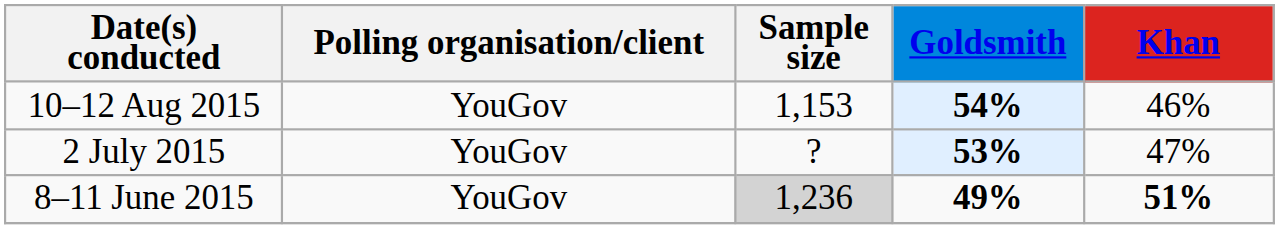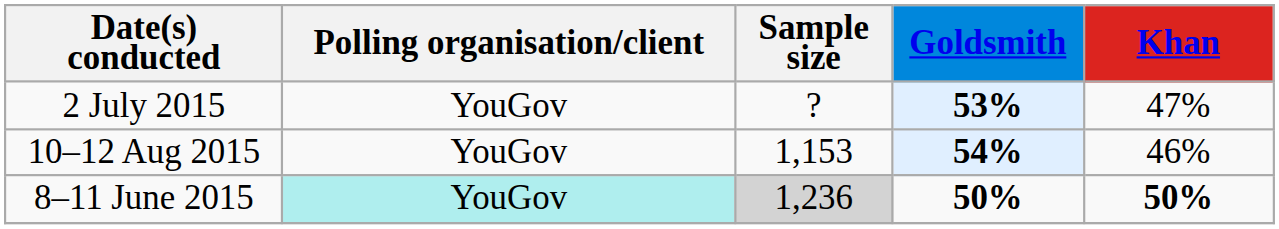rows swapped: (144, 104) <-> (144, 151)
(509, 198) no background -> (509, 198) paleturquoise background
(988, 198) 49% -> (988, 198) 50%
(1178, 198) 51% -> (1178, 198) 50%
